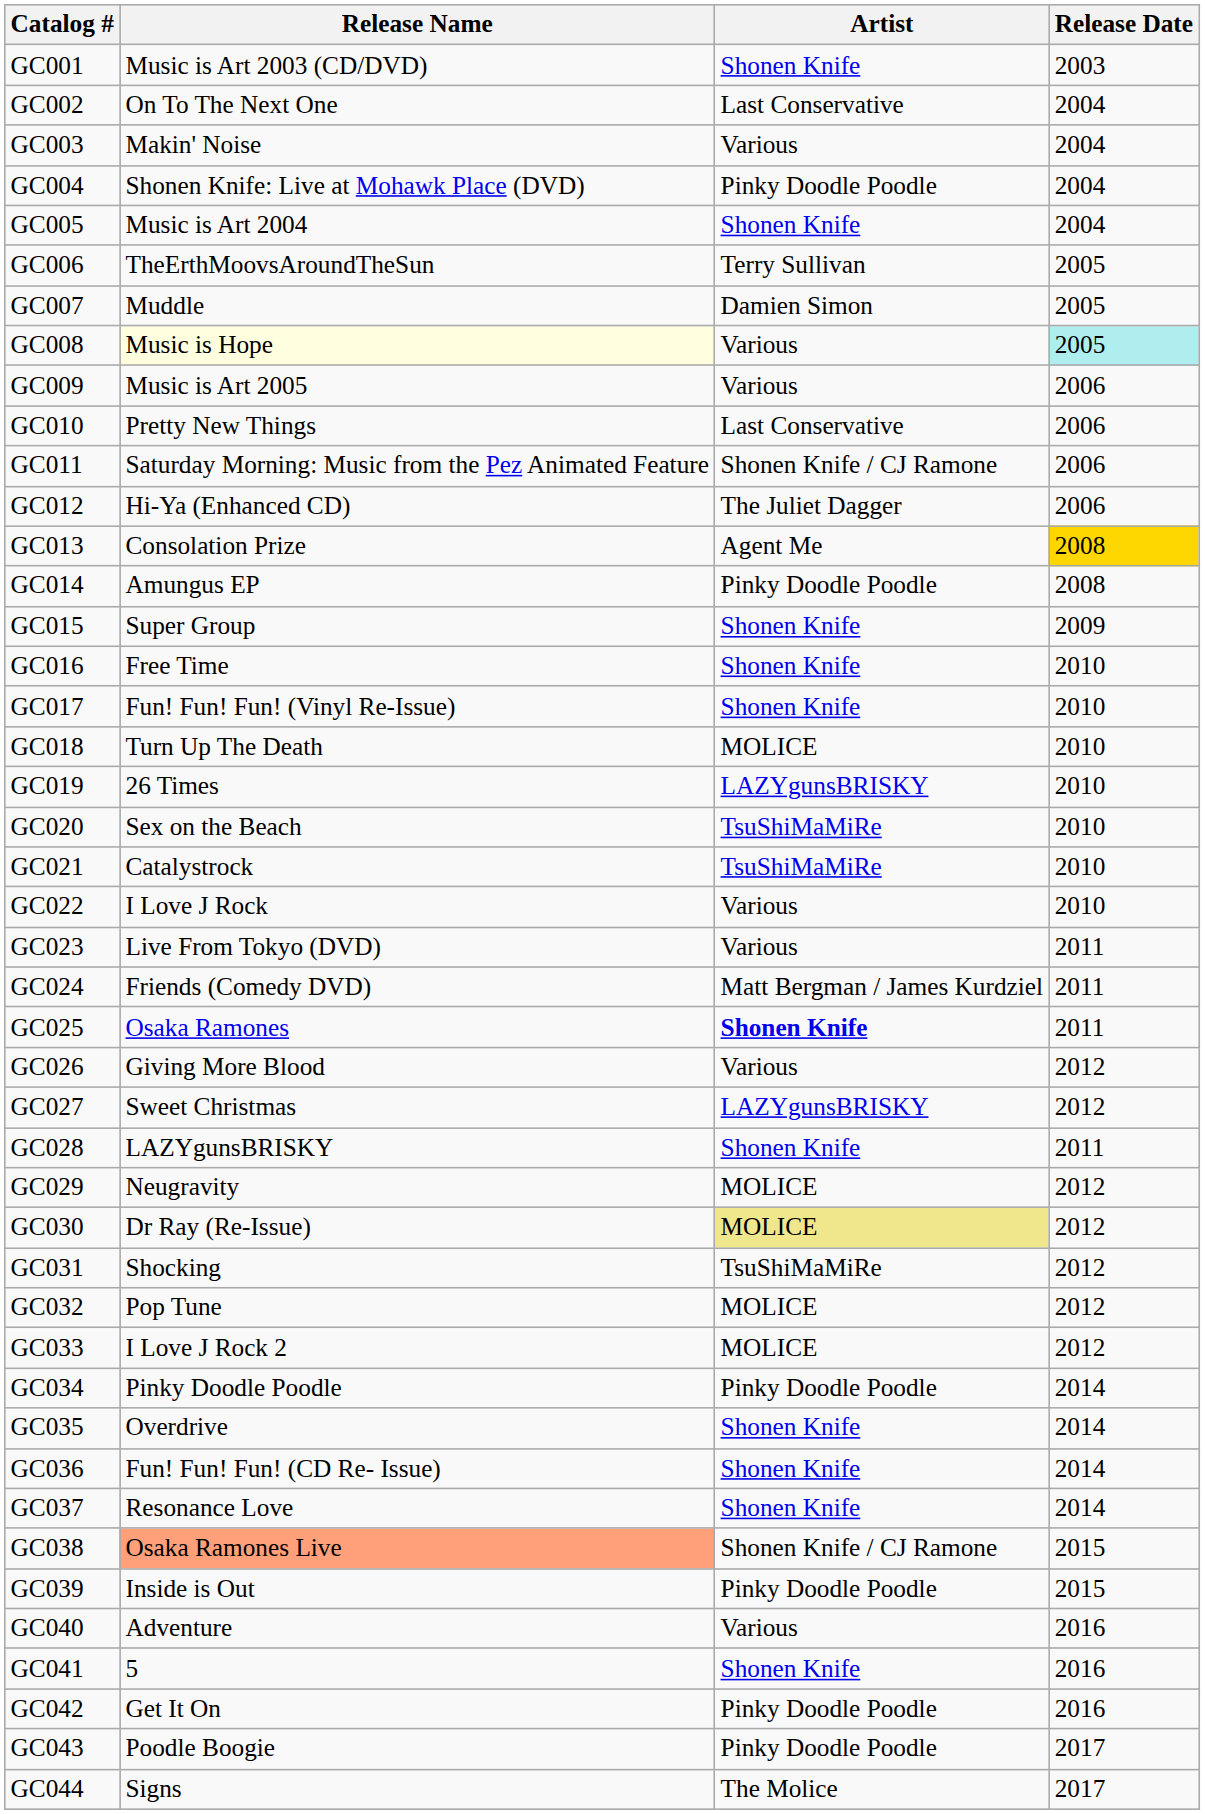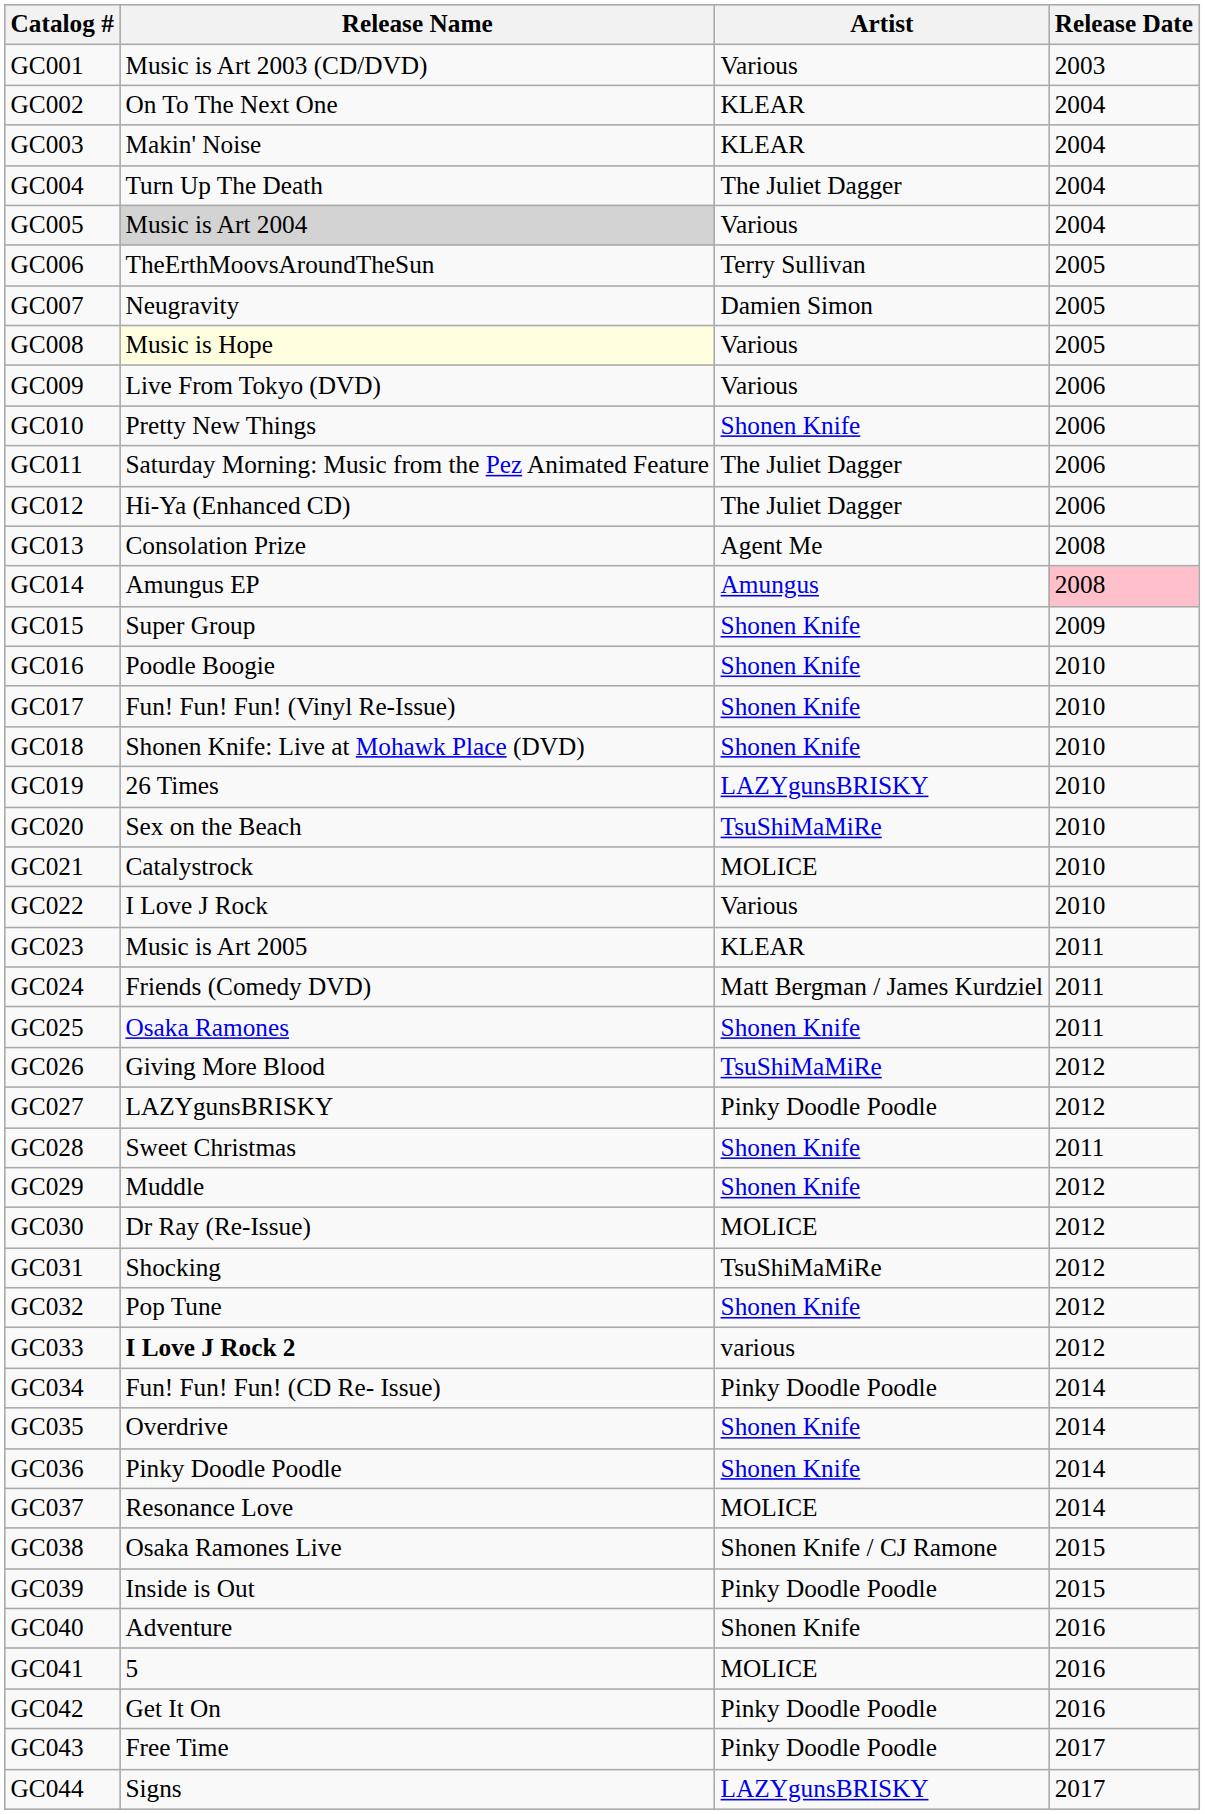(790, 64) Shonen Knife -> (759, 64) Various
(812, 104) Last Conservative -> (763, 104) KLEAR
(759, 144) Various -> (763, 144) KLEAR
(355, 184) Shonen Knife: Live at Mohawk Place (DVD) -> (224, 184) Turn Up The Death
(829, 184) Pinky Doodle Poodle -> (811, 184) The Juliet Dagger
(216, 225) no background -> (216, 225) lightgrey background
(790, 225) Shonen Knife -> (759, 225) Various
(165, 305) Muddle -> (182, 305) Neugravity
(1080, 345) paleturquoise background -> (1080, 345) no background
(216, 385) Music is Art 2005 -> (253, 385) Live From Tokyo (DVD)
(812, 425) Last Conservative -> (790, 425) Shonen Knife
(859, 465) Shonen Knife / CJ Ramone -> (811, 465) The Juliet Dagger
(1080, 545) gold background -> (1080, 545) no background
(829, 585) Pinky Doodle Poodle -> (770, 585) Amungus
(1080, 585) no background -> (1080, 585) pink background
(177, 666) Free Time -> (200, 666) Poodle Boogie
(224, 746) Turn Up The Death -> (355, 746) Shonen Knife: Live at Mohawk Place (DVD)
(769, 746) MOLICE -> (790, 746) Shonen Knife
(801, 866) TsuShiMaMiRe -> (769, 866) MOLICE
(253, 946) Live From Tokyo (DVD) -> (216, 946) Music is Art 2005
(759, 946) Various -> (763, 946) KLEAR
(794, 1026) bold -> (790, 1026) normal
(759, 1066) Various -> (801, 1066) TsuShiMaMiRe
(211, 1107) Sweet Christmas -> (229, 1107) LAZYgunsBRISKY
(825, 1107) LAZYgunsBRISKY -> (829, 1107) Pinky Doodle Poodle
(229, 1147) LAZYgunsBRISKY -> (211, 1147) Sweet Christmas
(182, 1187) Neugravity -> (165, 1187) Muddle
(769, 1187) MOLICE -> (790, 1187) Shonen Knife
(769, 1227) khaki background -> (769, 1227) no background
(769, 1307) MOLICE -> (790, 1307) Shonen Knife
(206, 1347) normal -> (210, 1347) bold
(769, 1347) MOLICE -> (758, 1347) various
(234, 1387) Pinky Doodle Poodle -> (283, 1387) Fun! Fun! Fun! (CD Re- Issue)
(283, 1467) Fun! Fun! Fun! (CD Re- Issue) -> (234, 1467) Pinky Doodle Poodle
(790, 1507) Shonen Knife -> (769, 1507) MOLICE
(234, 1548) lightsalmon background -> (234, 1548) no background
(759, 1628) Various -> (790, 1628) Shonen Knife
(790, 1668) Shonen Knife -> (769, 1668) MOLICE
(200, 1748) Poodle Boogie -> (177, 1748) Free Time
(779, 1788) The Molice -> (825, 1788) LAZYgunsBRISKY
